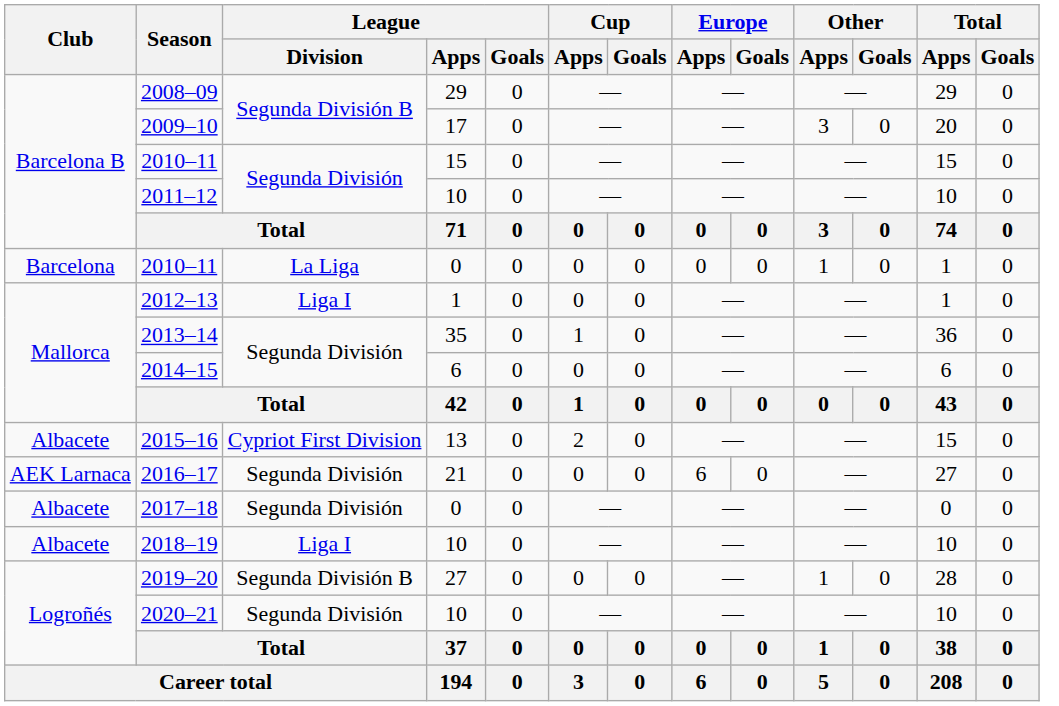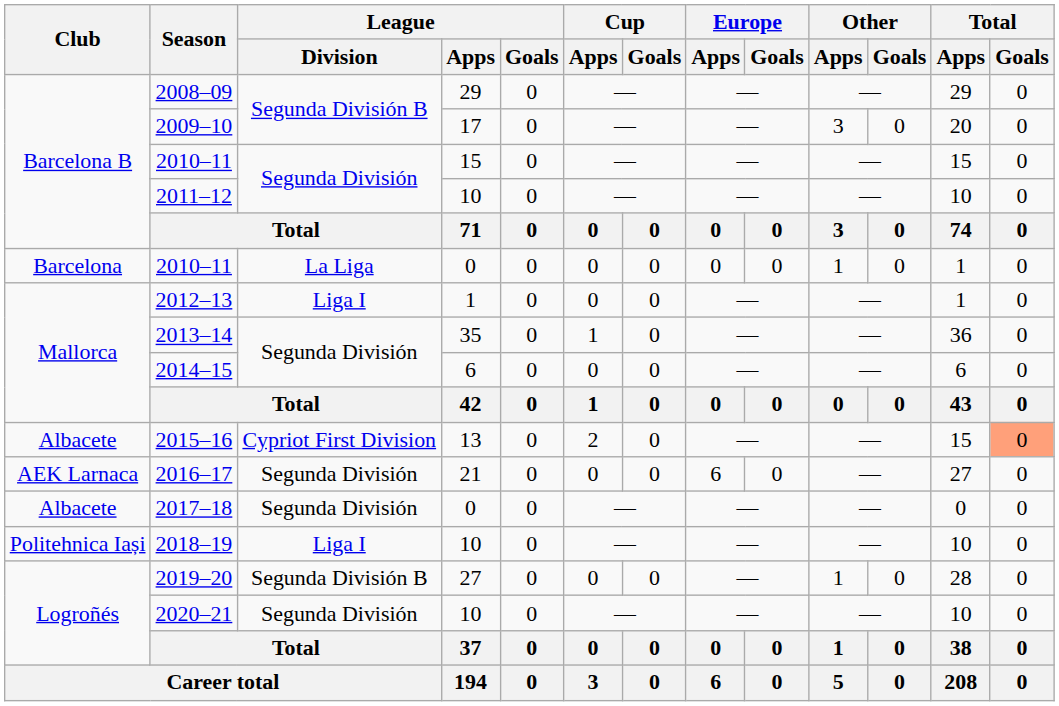(1007, 439) no background -> (1022, 439) lightsalmon background
(70, 543) Albacete -> (78, 543) Politehnica Iași
